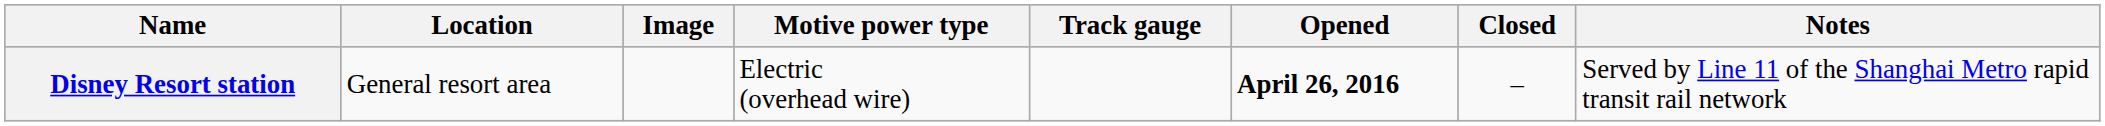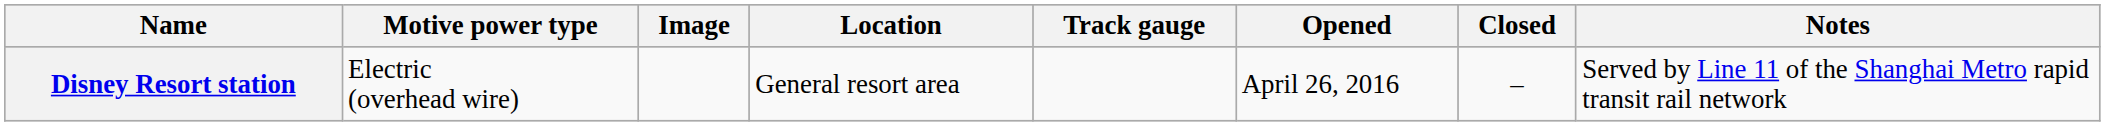columns swapped: (482, 25) <-> (881, 25)
(1318, 83) bold -> (1320, 83) normal
